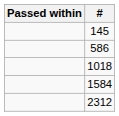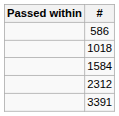- row: (100, 31)
+ row: (100, 102)
